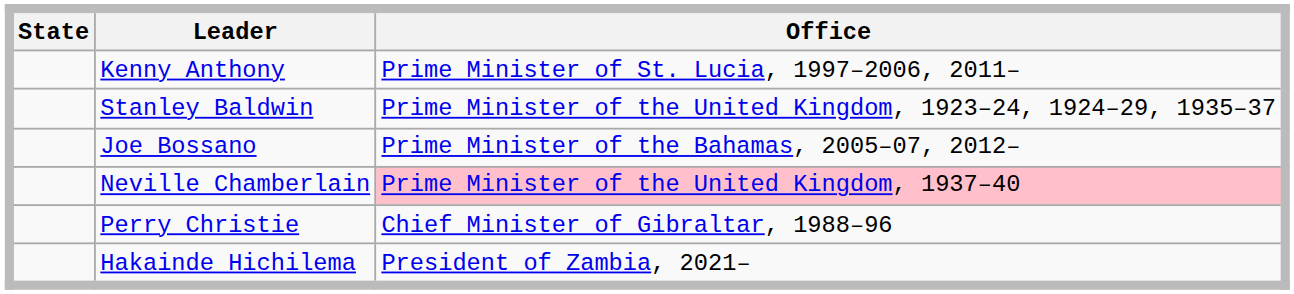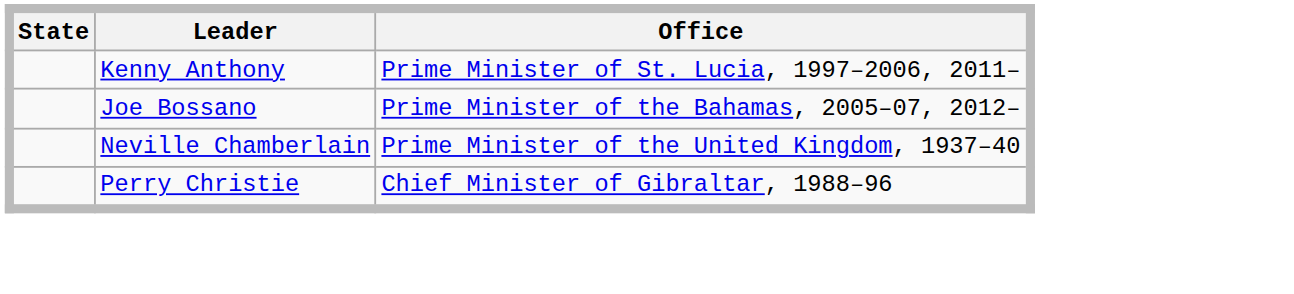- row: (207, 109)
(701, 186) pink background -> (701, 148) no background
- row: (228, 263)
